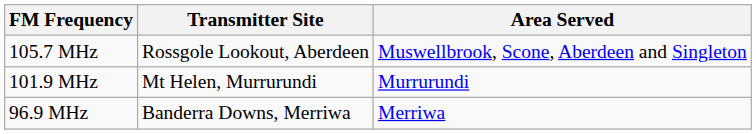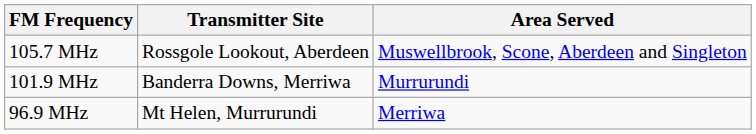(229, 81) Mt Helen, Murrurundi -> (246, 81) Banderra Downs, Merriwa
(246, 112) Banderra Downs, Merriwa -> (229, 112) Mt Helen, Murrurundi
